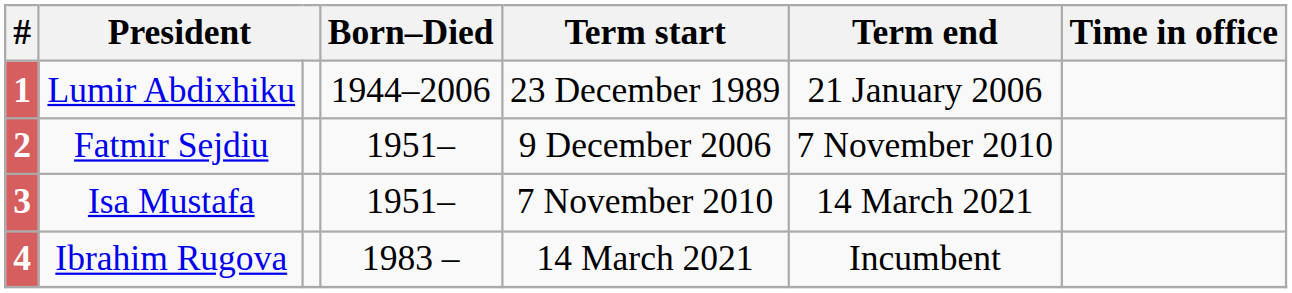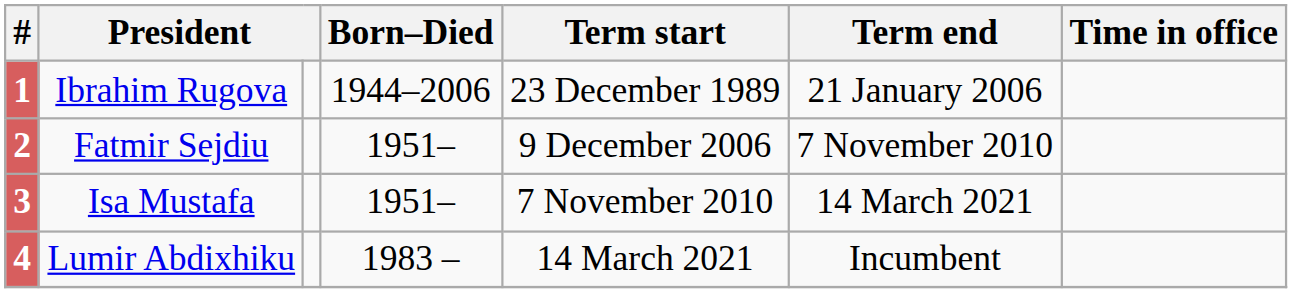(171, 88) Lumir Abdixhiku -> (171, 88) Ibrahim Rugova
(171, 257) Ibrahim Rugova -> (171, 257) Lumir Abdixhiku
